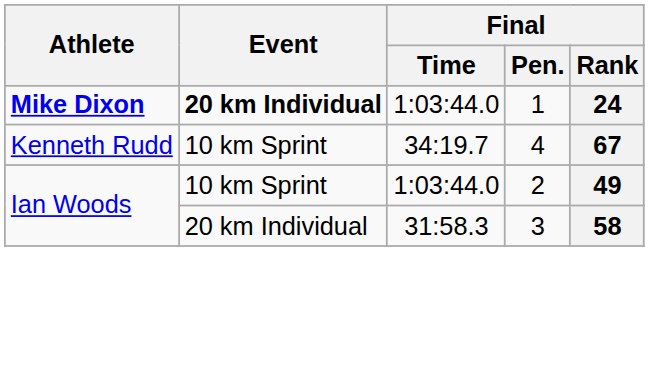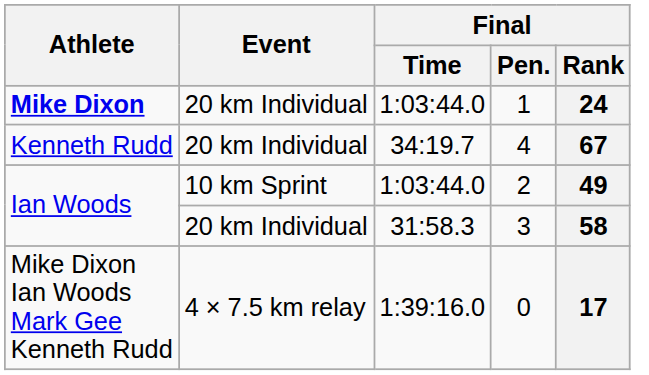(283, 105) bold -> (276, 105) normal
(256, 145) 10 km Sprint -> (276, 145) 20 km Individual
+ row: (524, 308)
